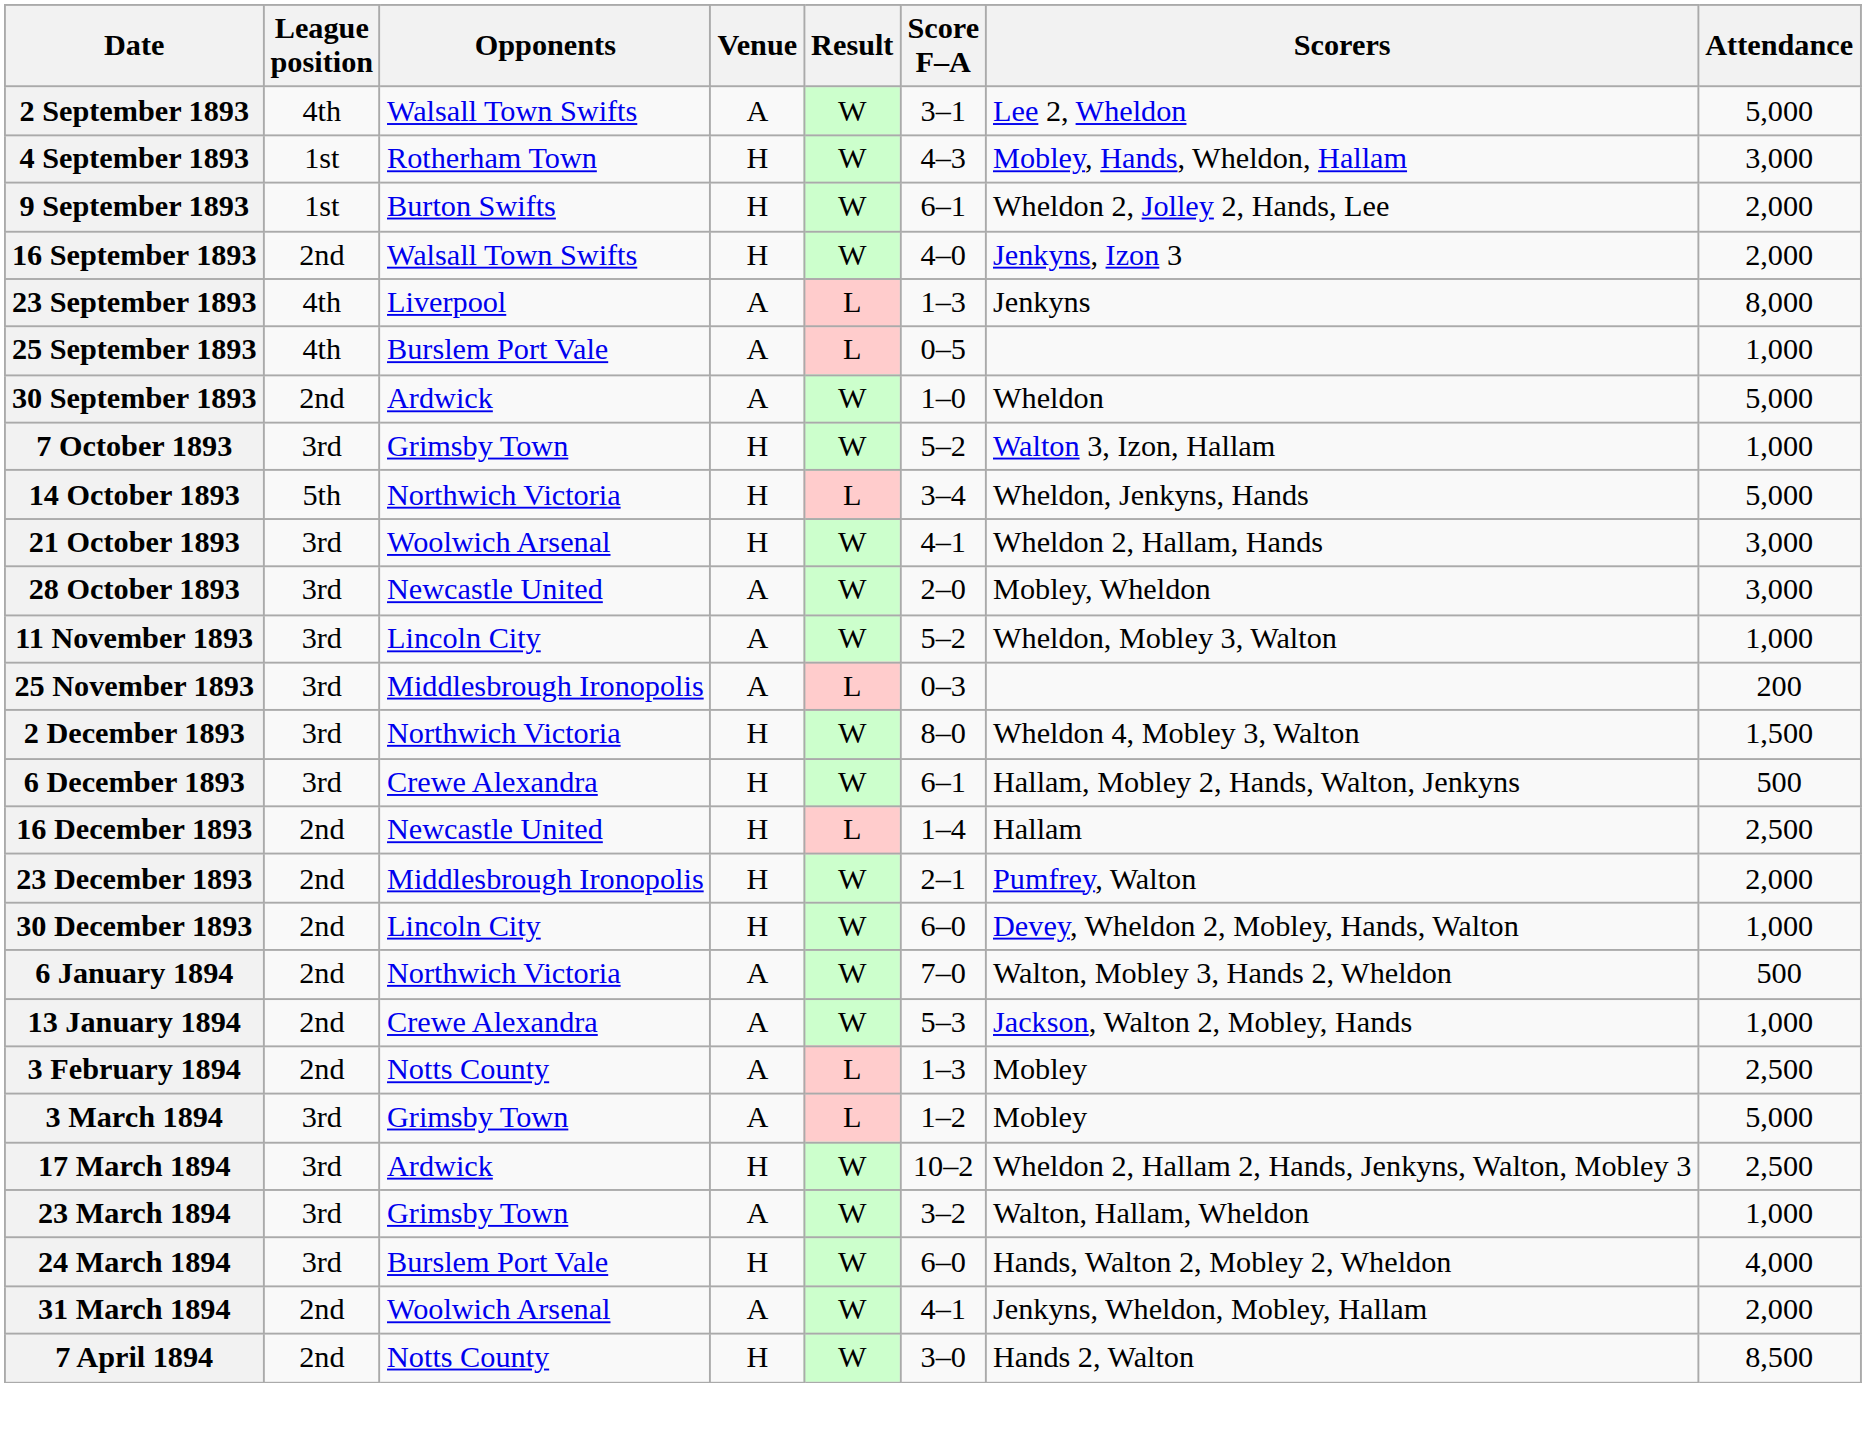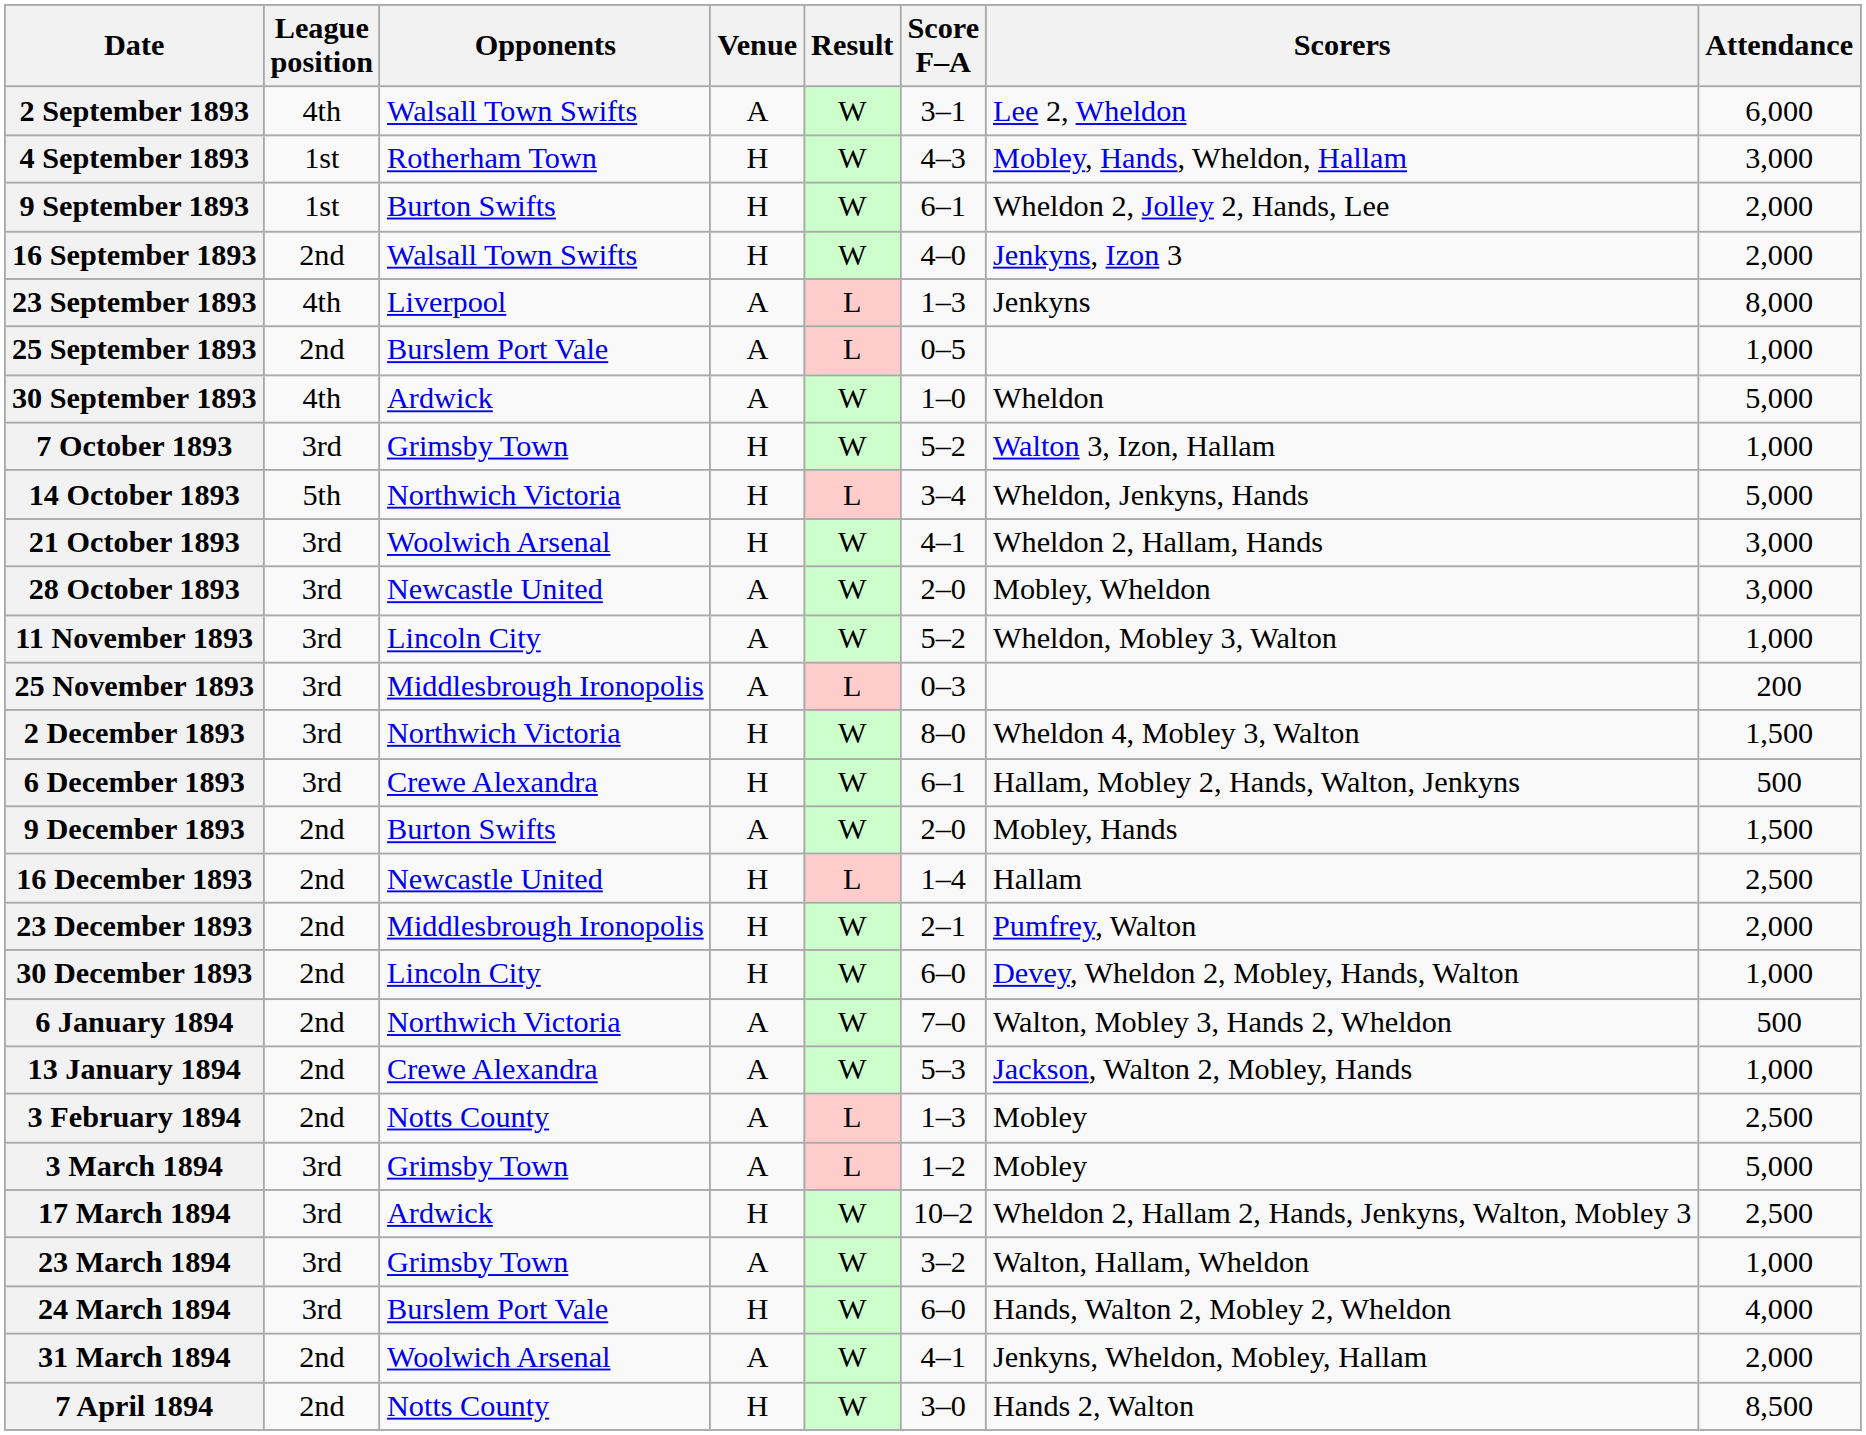(1779, 110) 5,000 -> (1779, 110) 6,000
(322, 350) 4th -> (322, 350) 2nd
(322, 398) 2nd -> (322, 398) 4th
+ row: (134, 829)
